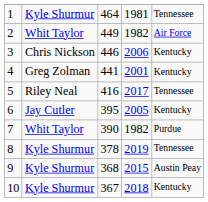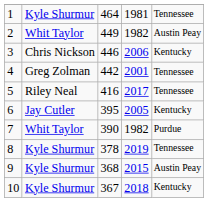(173, 33) Air Force -> (177, 33) Austin Peay
(110, 71) 441 -> (110, 71) 442
(173, 71) Kentucky -> (174, 71) Tennessee
